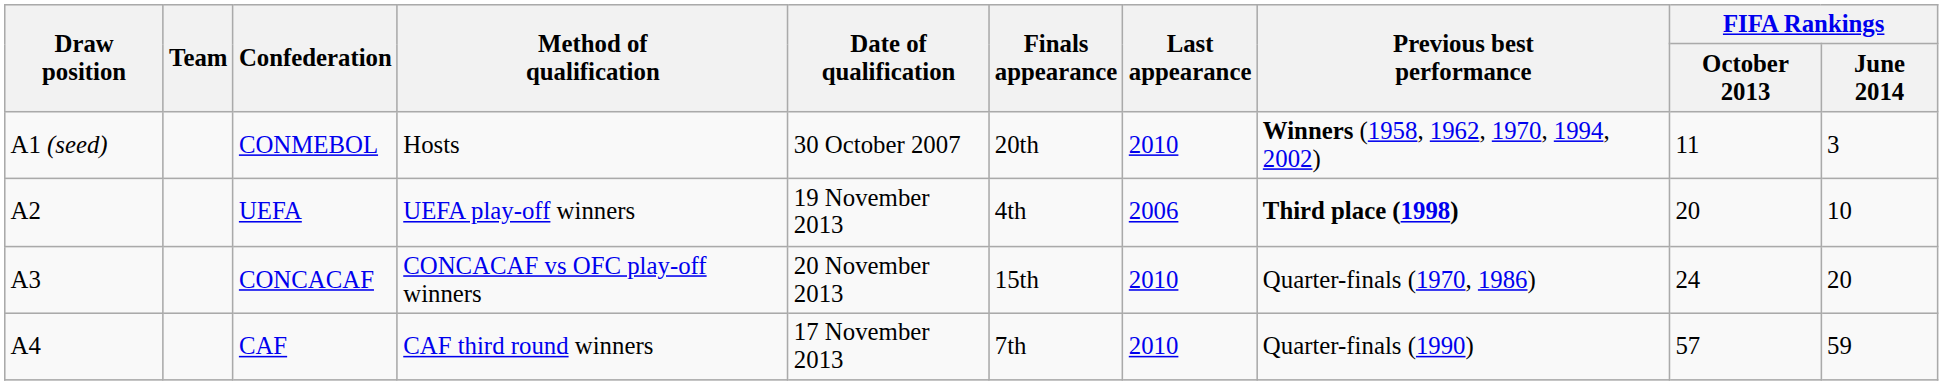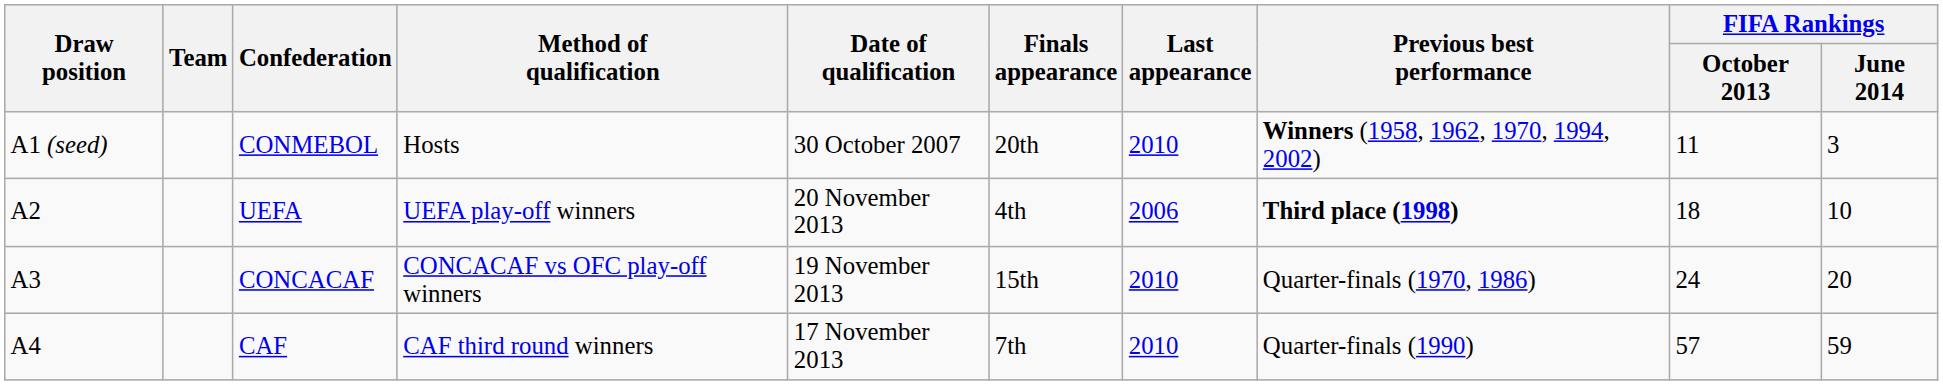(862, 211) 19 November 2013 -> (862, 211) 20 November 2013
(1688, 211) 20 -> (1688, 211) 18
(862, 279) 20 November 2013 -> (862, 279) 19 November 2013
